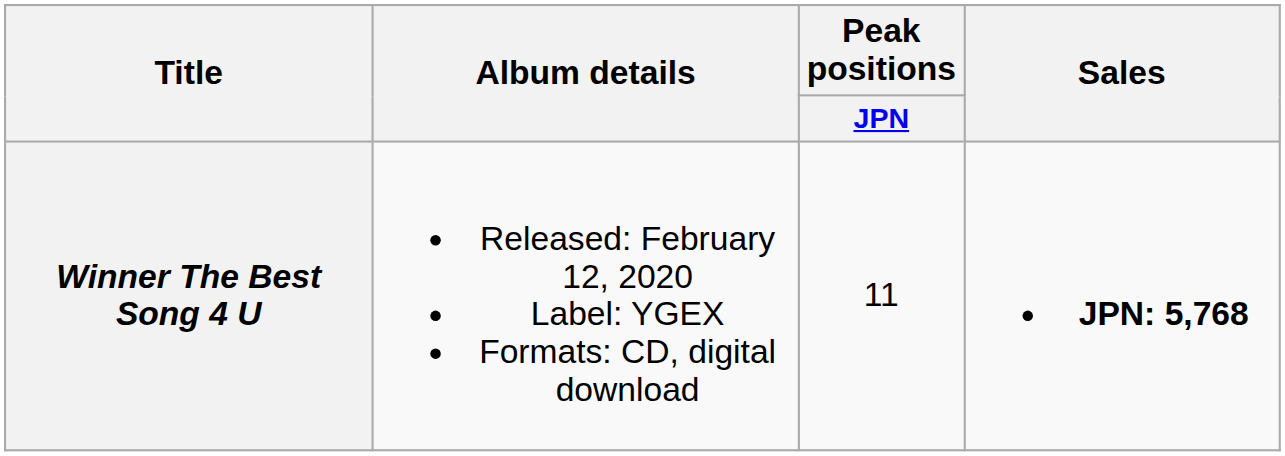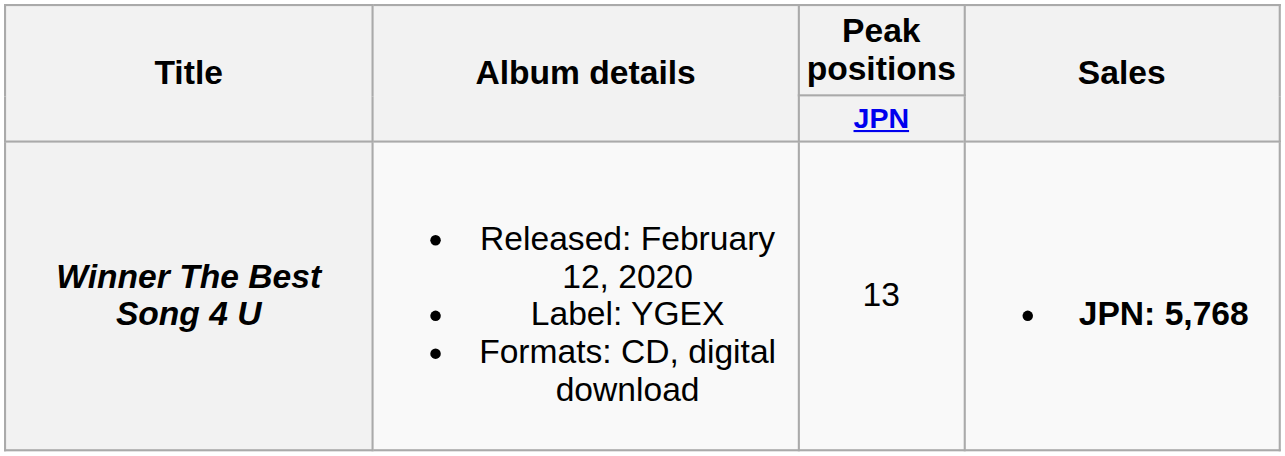(881, 295) 11 -> (881, 295) 13
